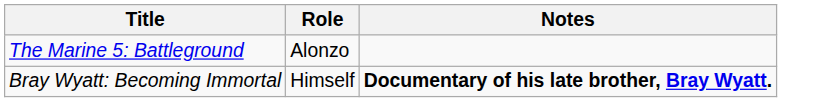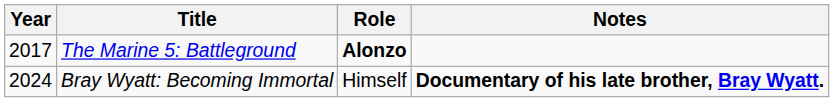+ column: (31, 19)
(320, 50) normal -> (374, 50) bold
